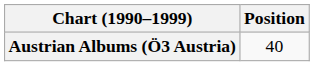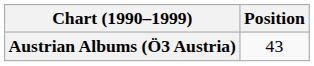(274, 46) 40 -> (274, 46) 43
